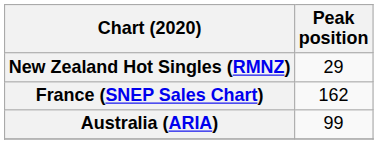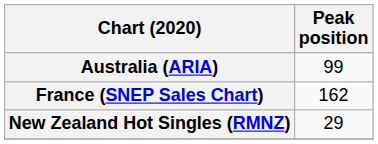rows swapped: (150, 124) <-> (150, 67)
